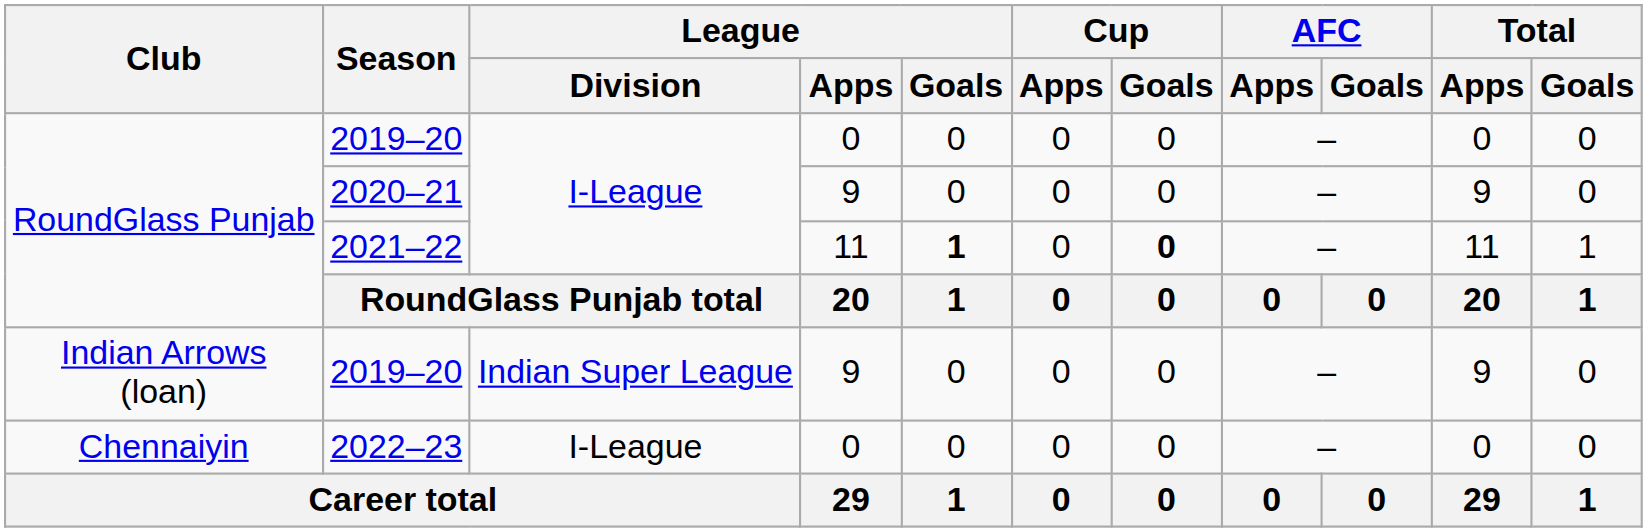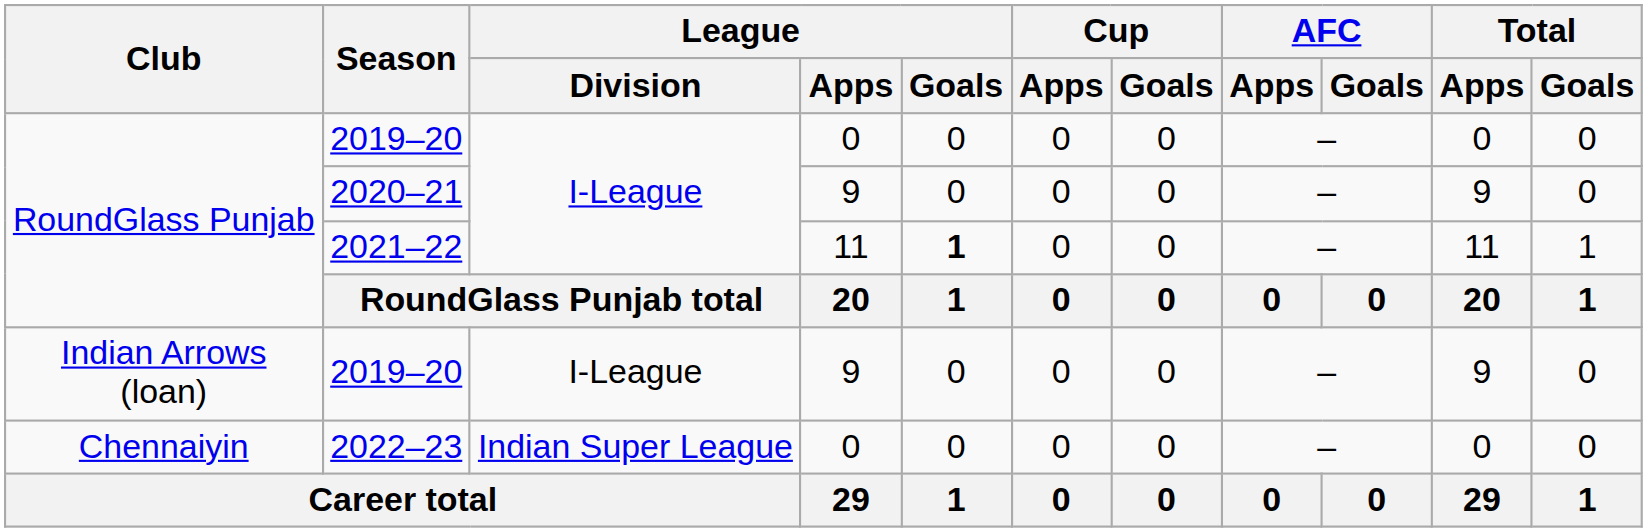(1166, 246) bold -> (1166, 246) normal
(635, 373) Indian Super League -> (635, 373) I-League
(635, 446) I-League -> (635, 446) Indian Super League
